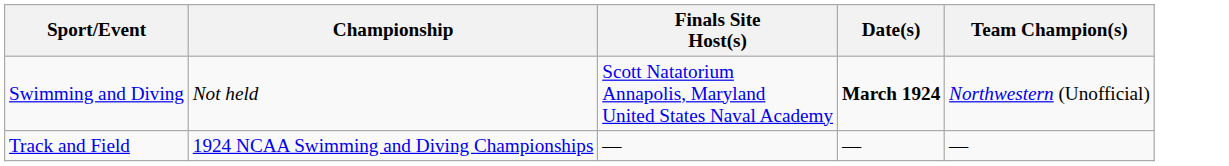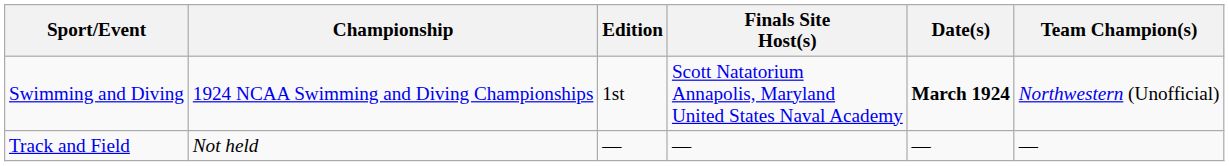+ column: (633, 30)
(226, 93) Not held -> (393, 93) 1924 NCAA Swimming and Diving Championships
(393, 145) 1924 NCAA Swimming and Diving Championships -> (226, 145) Not held
